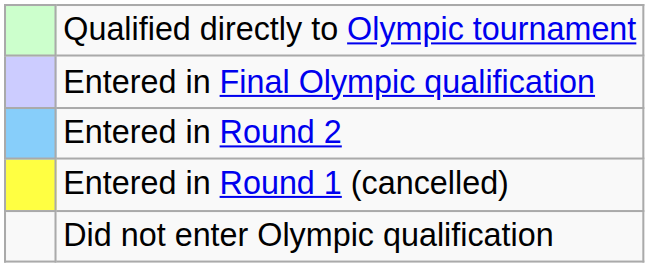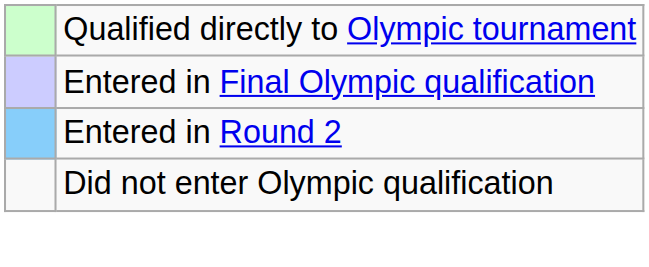- row: (286, 183)
